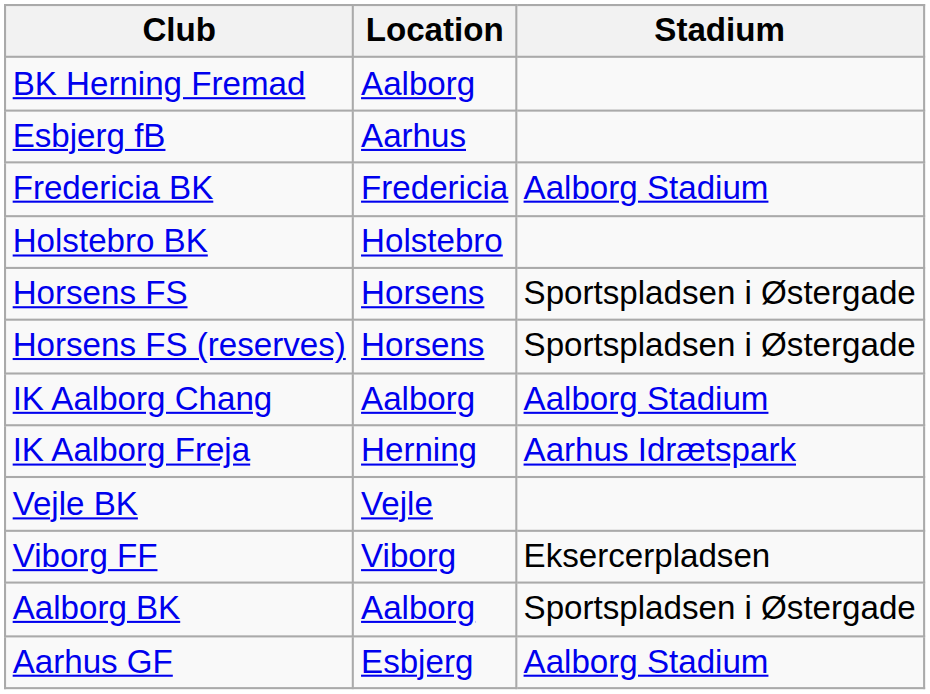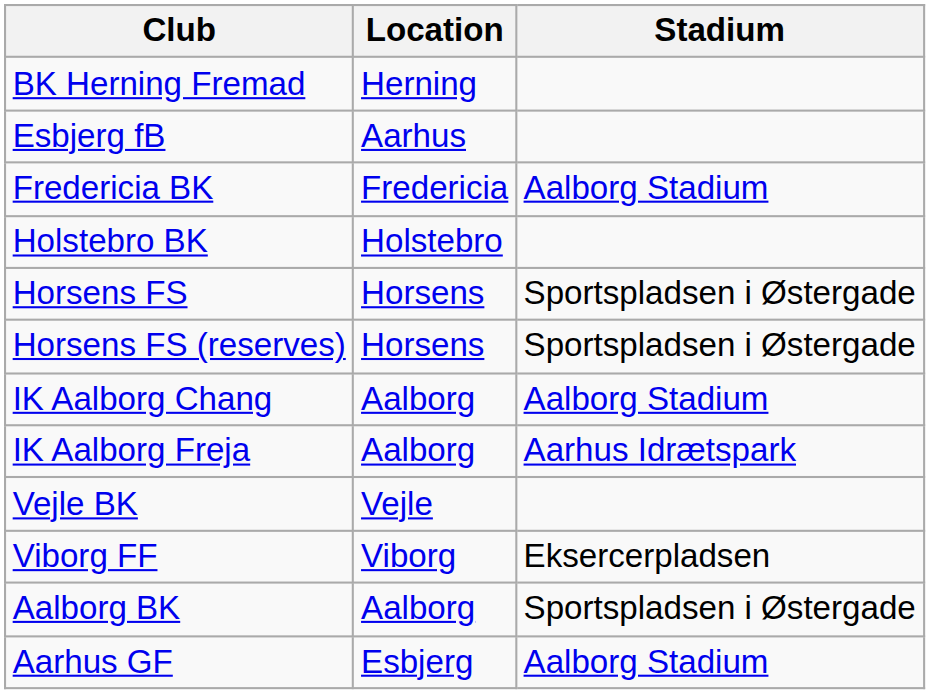(418, 83) Aalborg -> (419, 83) Herning
(419, 450) Herning -> (418, 450) Aalborg
